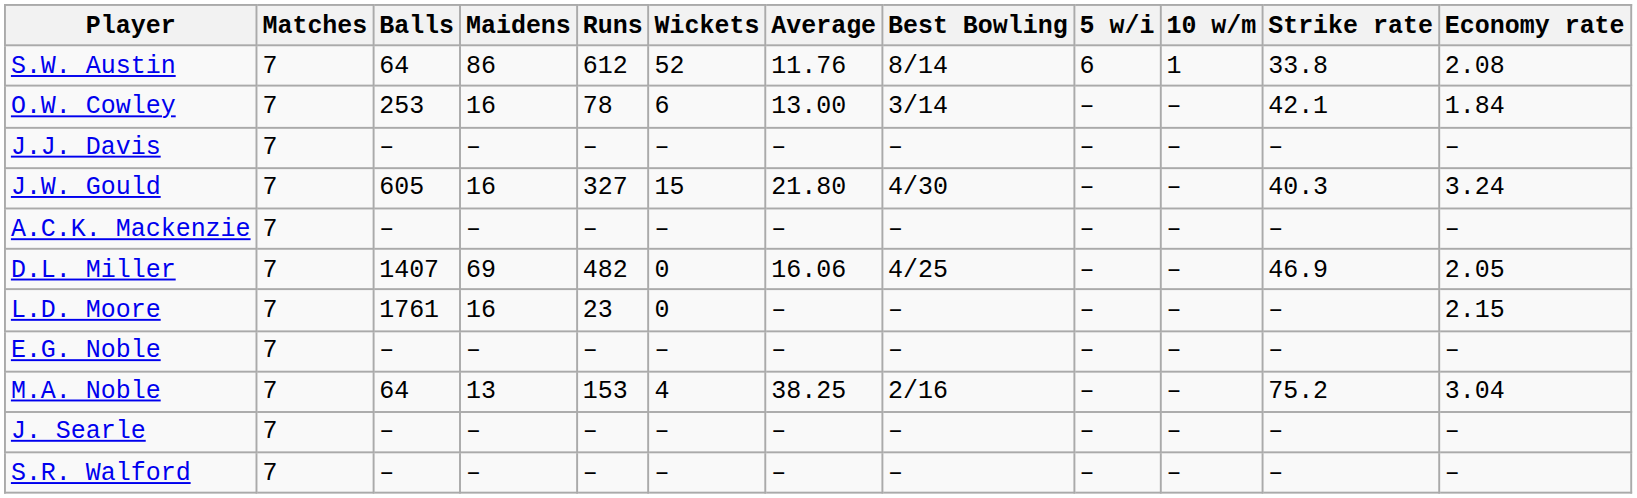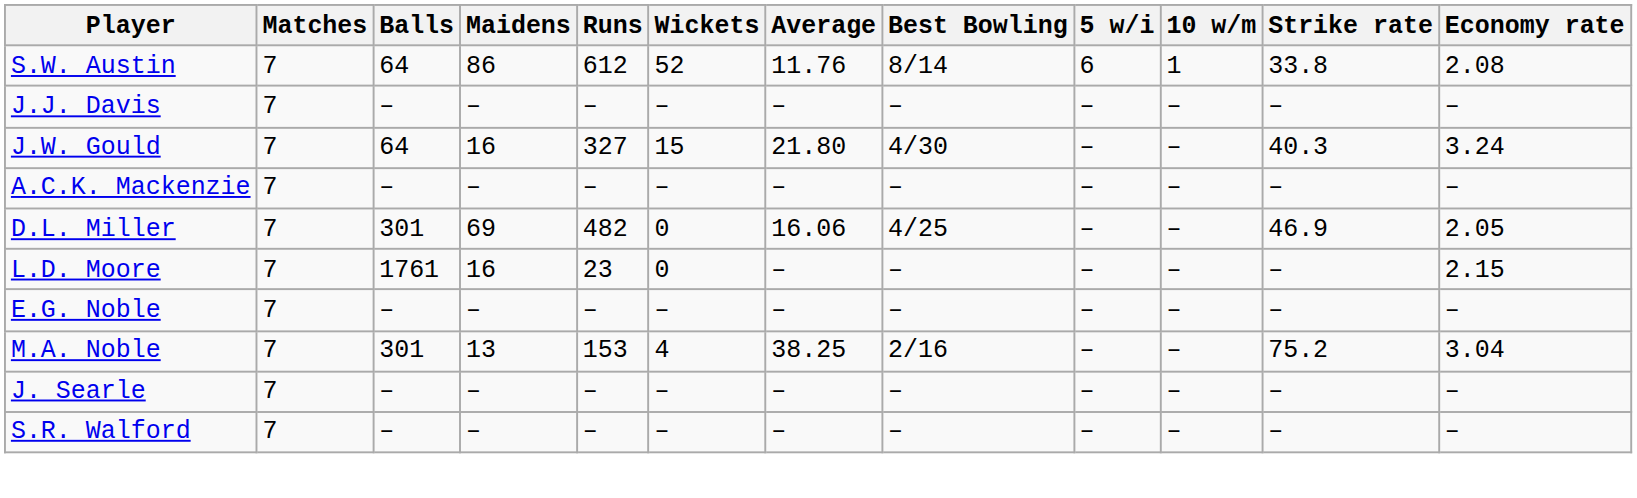- row: (93, 107)
(402, 188) 605 -> (394, 147) 64
(409, 269) 1407 -> (402, 229) 301
(394, 391) 64 -> (402, 351) 301
